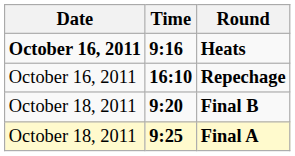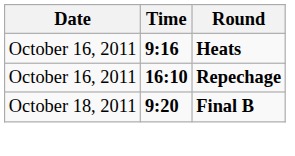(75, 48) bold -> (73, 48) normal
- row: (230, 135)
